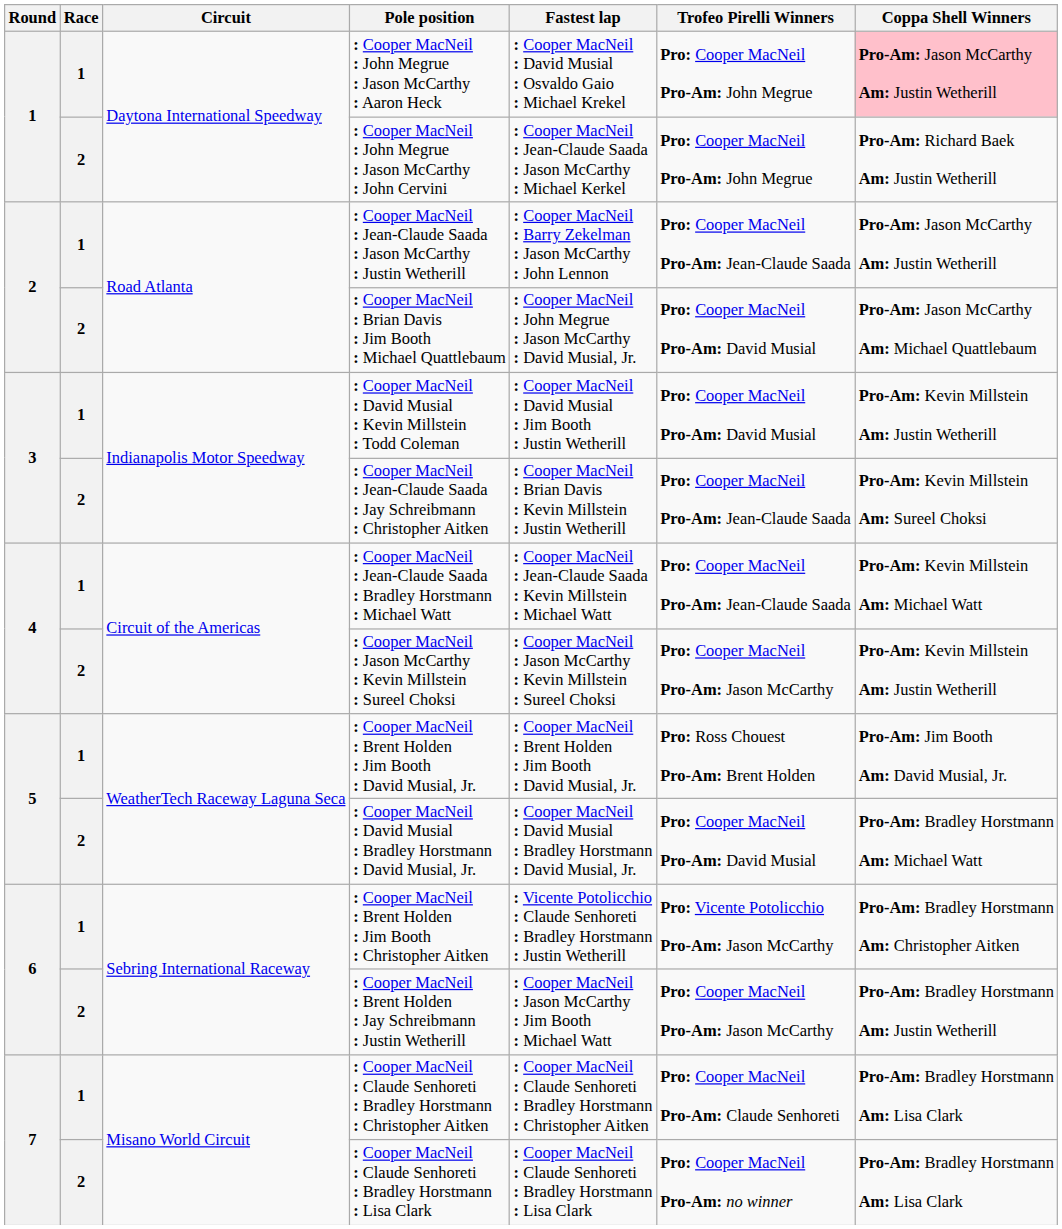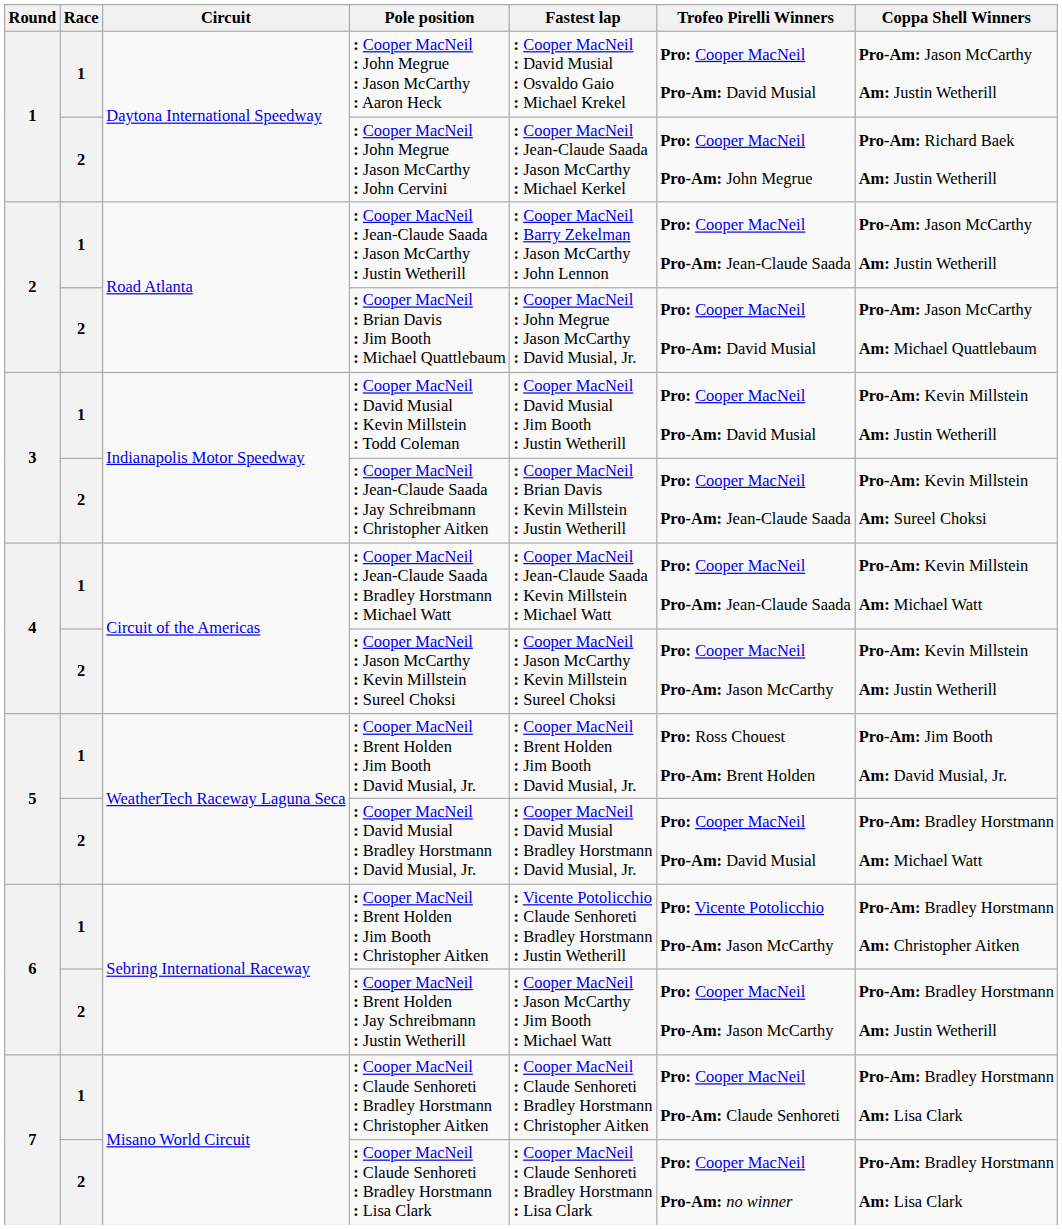(736, 73) Pro: Cooper MacNeil Pro-Am: John Megrue -> (738, 73) Pro: Cooper MacNeil Pro-Am: David Musial
(945, 73) pink background -> (945, 73) no background
